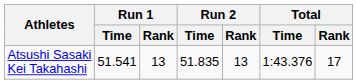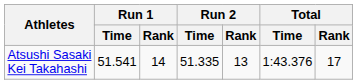(158, 63) 13 -> (158, 63) 14
(200, 63) 51.835 -> (200, 63) 51.335
